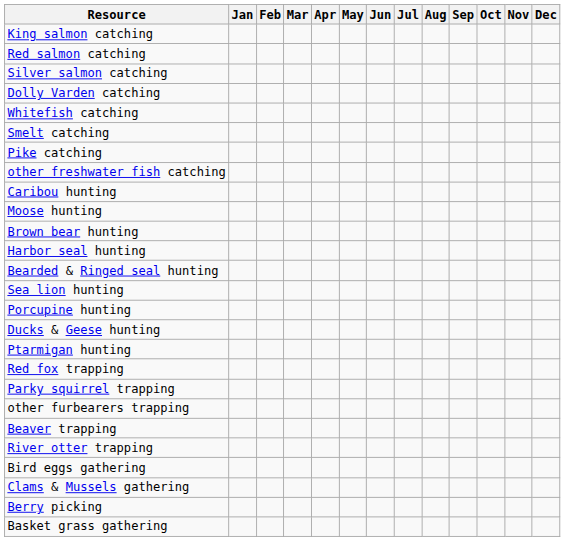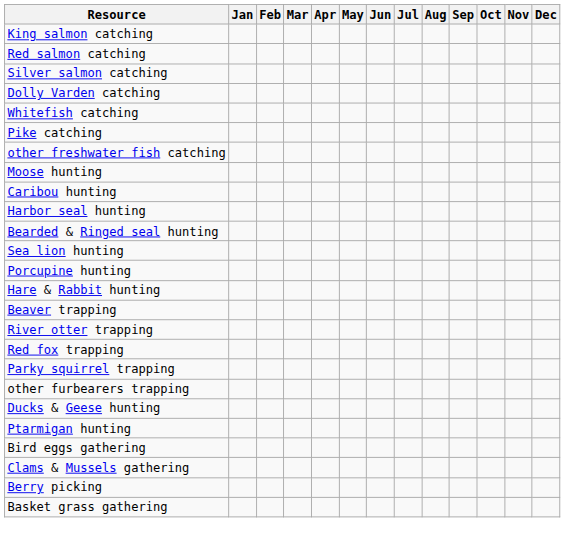- row: (58, 133)
rows swapped: (55, 211) <-> (62, 192)
- row: (73, 231)
+ row: (84, 290)
rows swapped: (62, 428) <-> (84, 330)
rows swapped: (80, 448) <-> (69, 349)
